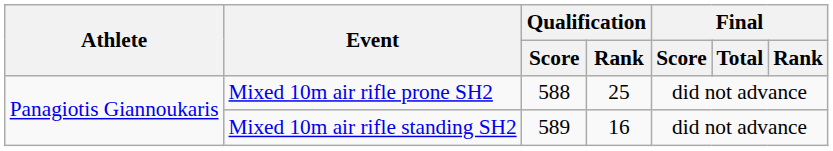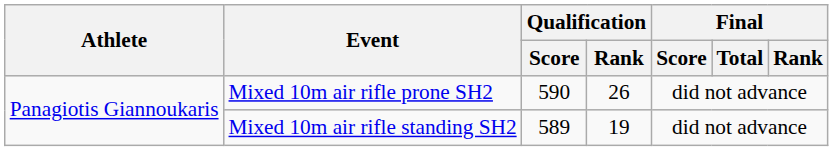(554, 92) 588 -> (554, 92) 590
(619, 92) 25 -> (619, 92) 26
(619, 127) 16 -> (619, 127) 19
